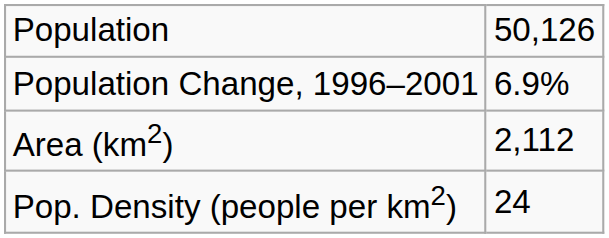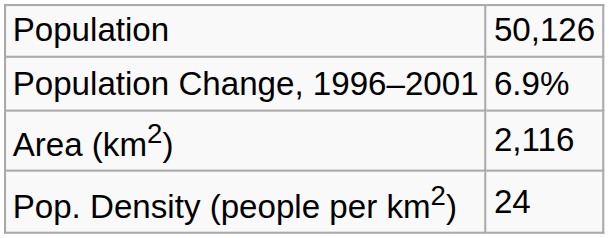(534, 140) 2,112 -> (534, 140) 2,116
